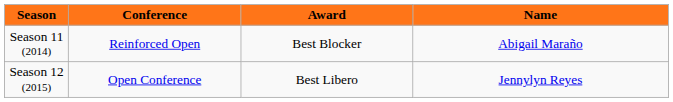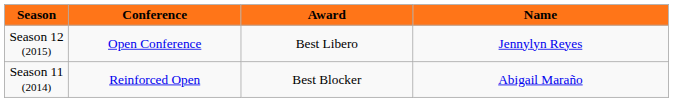rows swapped: (37, 43) <-> (37, 79)
